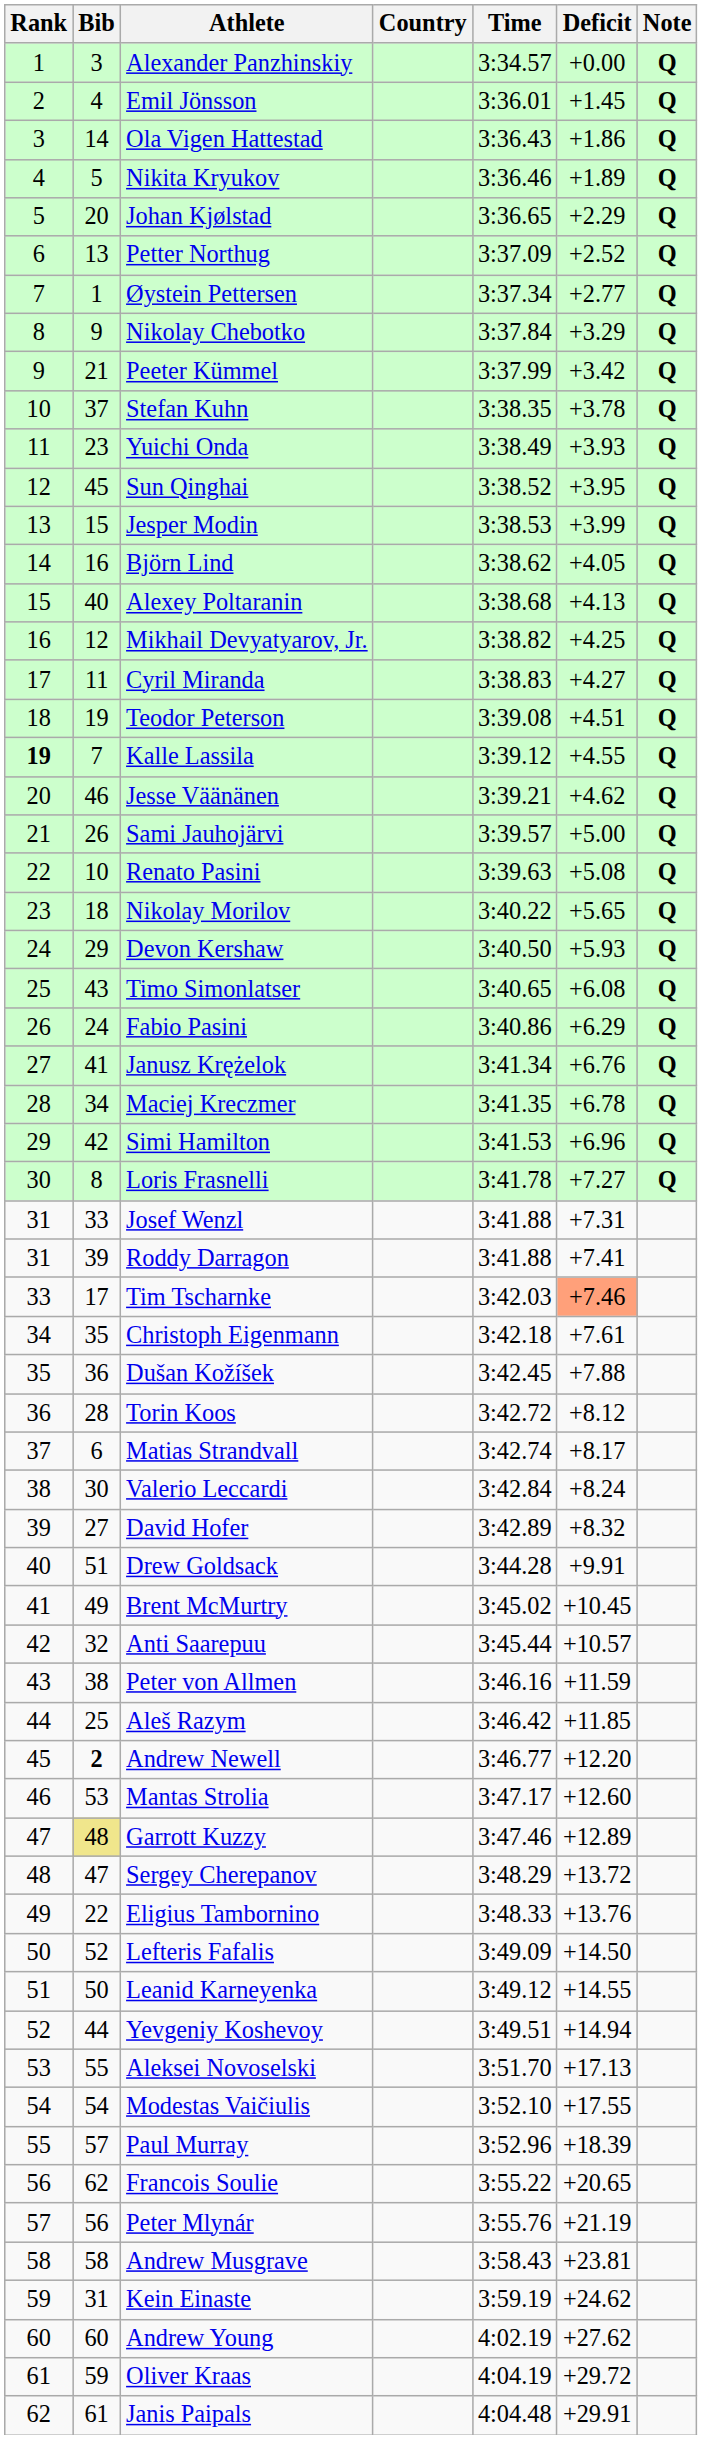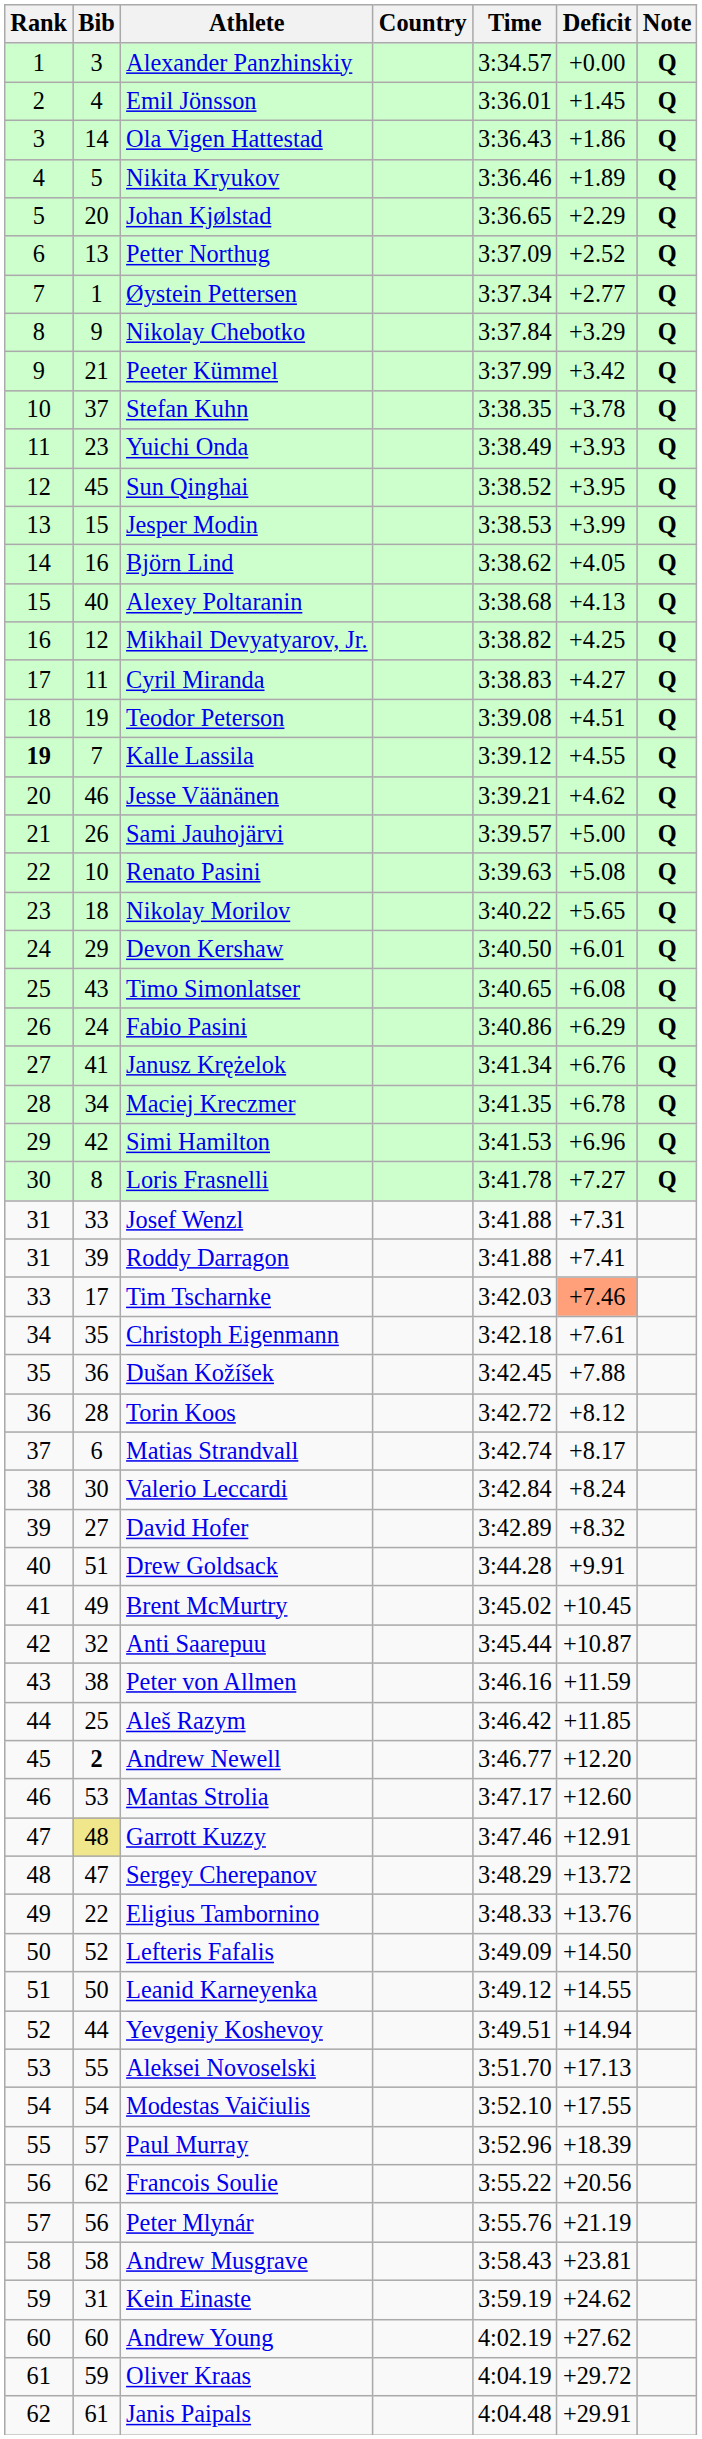(597, 949) +5.93 -> (597, 949) +6.01
(597, 1643) +10.57 -> (597, 1643) +10.87
(597, 1836) +12.89 -> (597, 1836) +12.91
(597, 2183) +20.65 -> (597, 2183) +20.56
